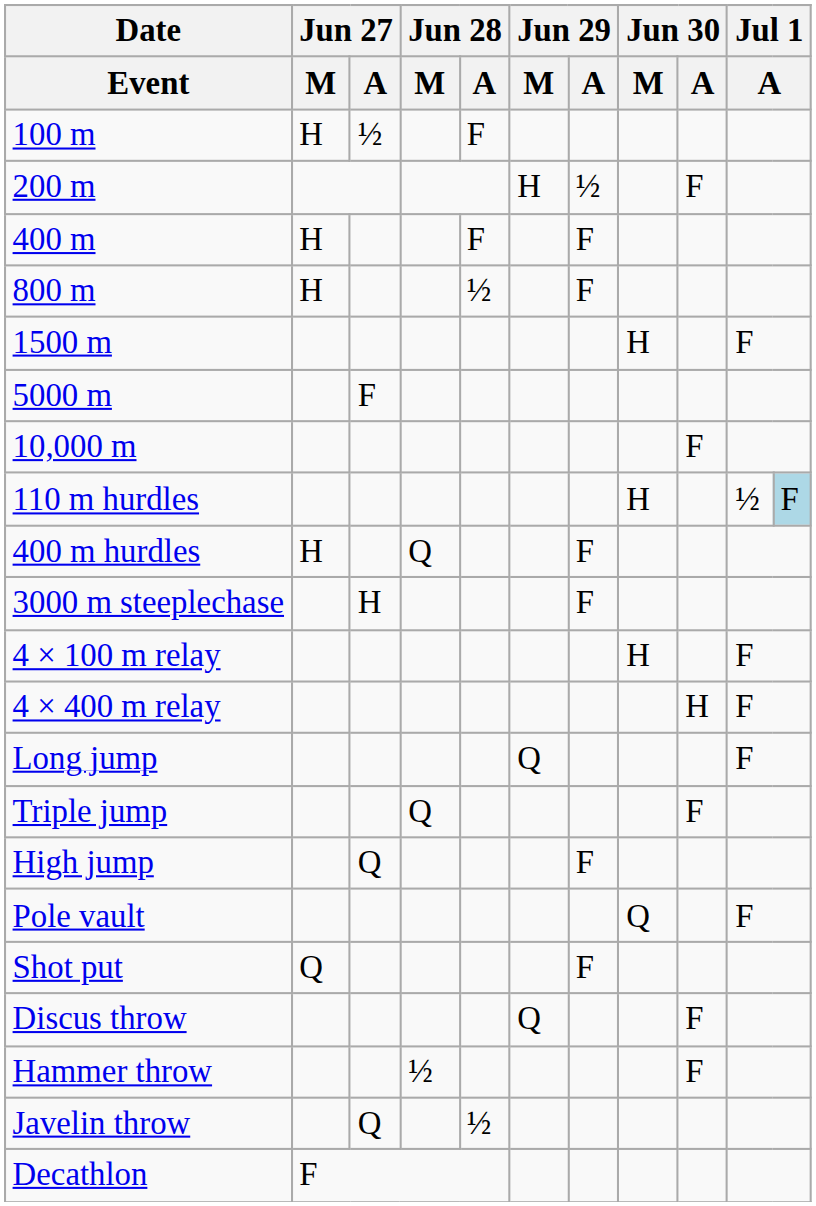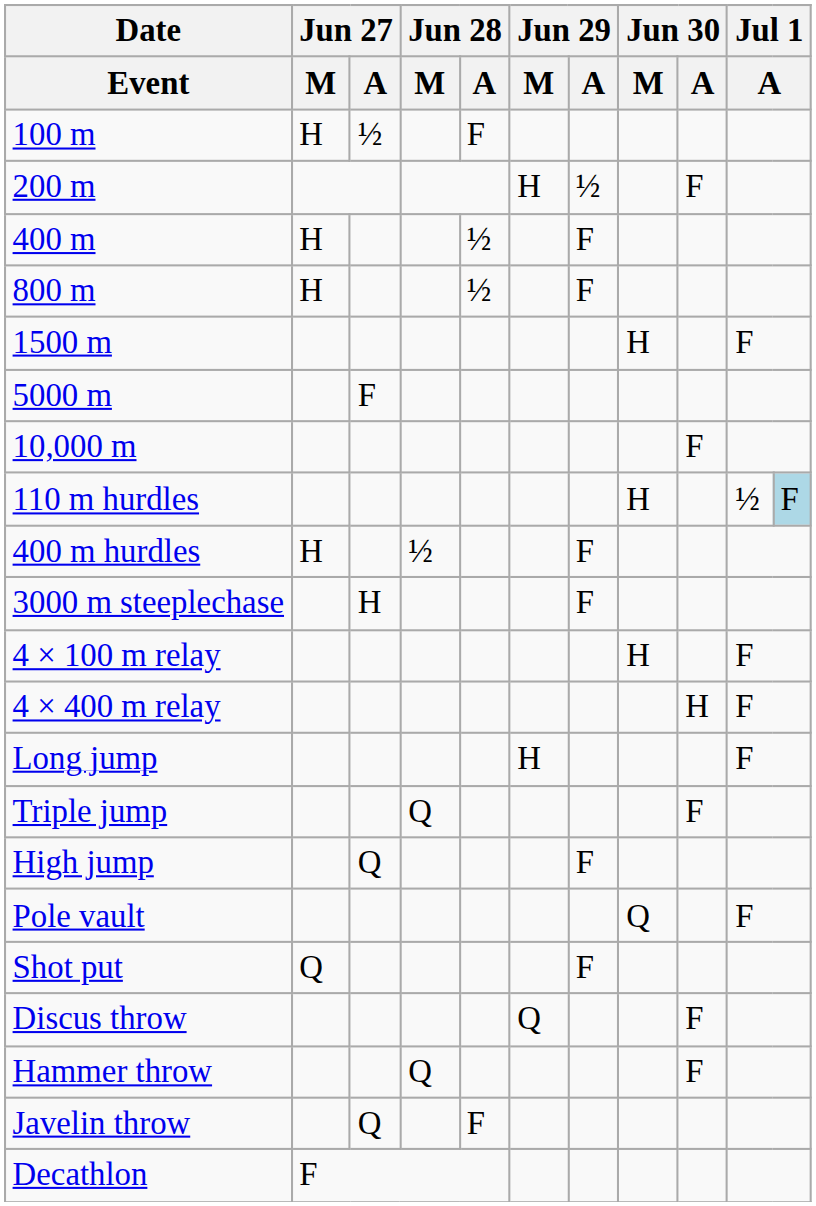(476, 238) F -> (479, 238) ½
(420, 550) Q -> (420, 550) ½
(529, 758) Q -> (529, 758) H
(420, 1070) ½ -> (420, 1070) Q
(479, 1122) ½ -> (476, 1122) F
